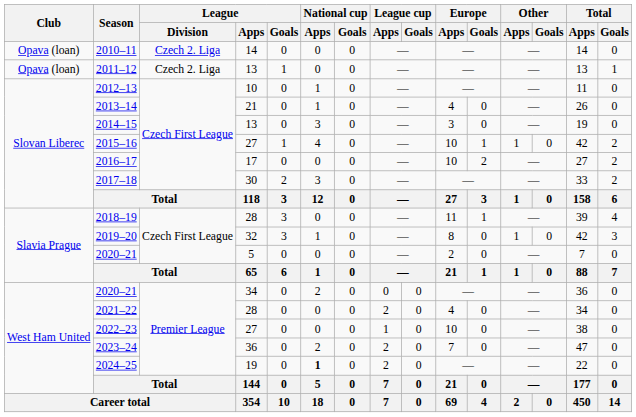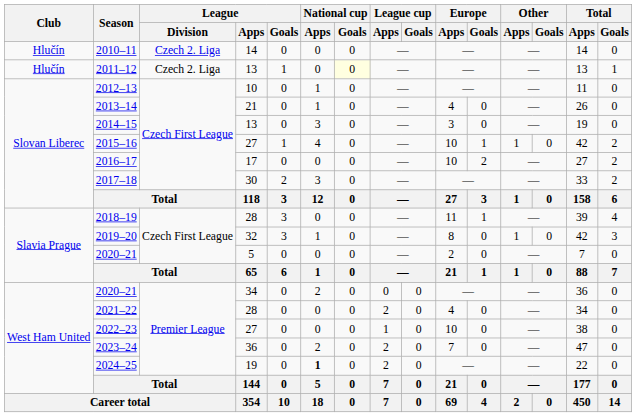(49, 50) Opava (loan) -> (49, 50) Hlučín
(49, 69) Opava (loan) -> (49, 69) Hlučín
(352, 69) no background -> (352, 69) lightyellow background
